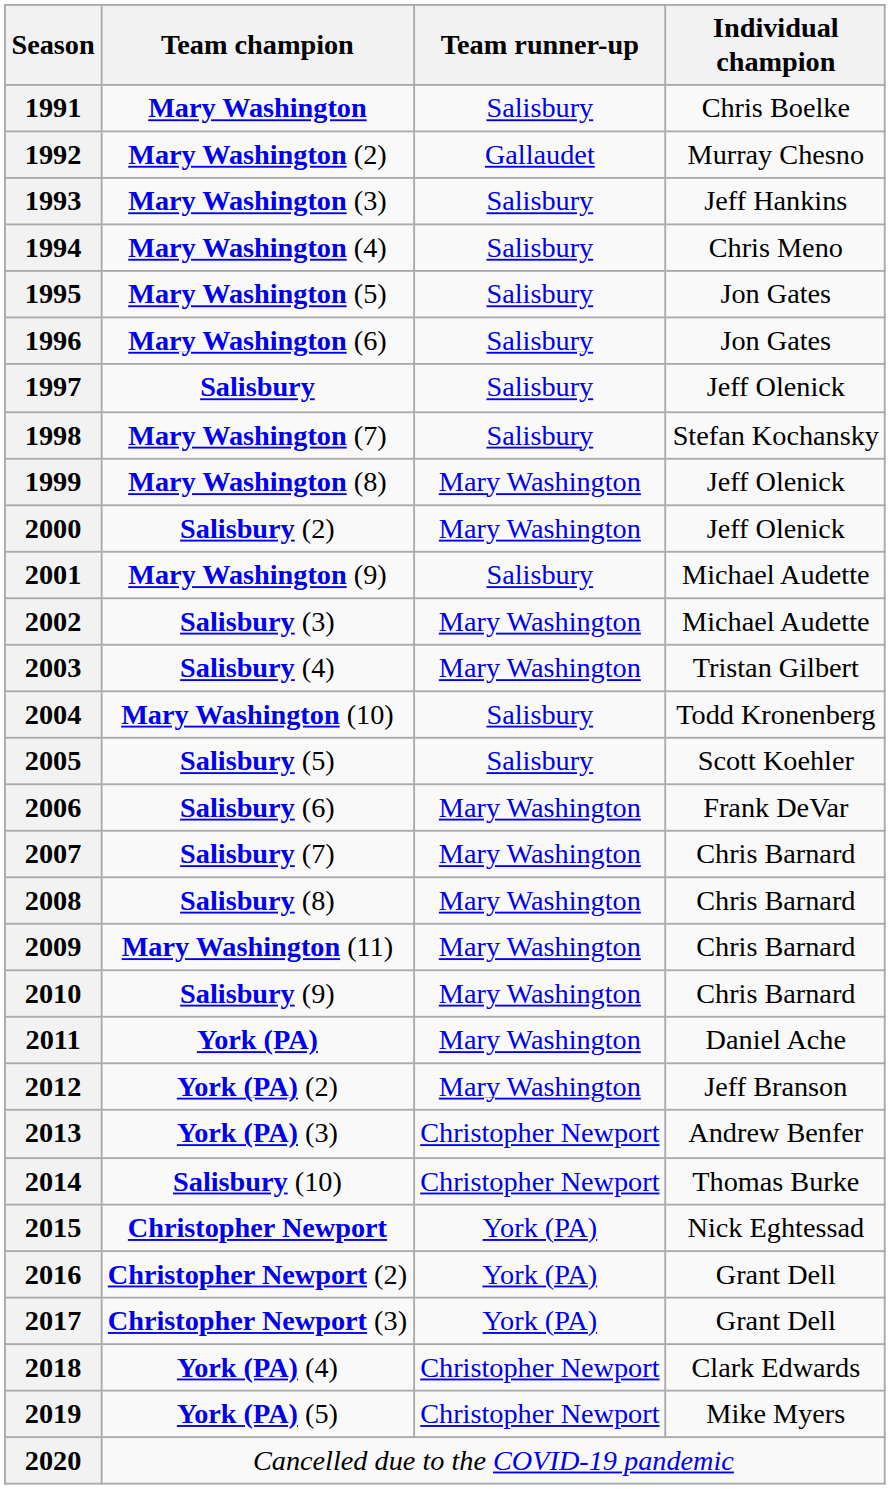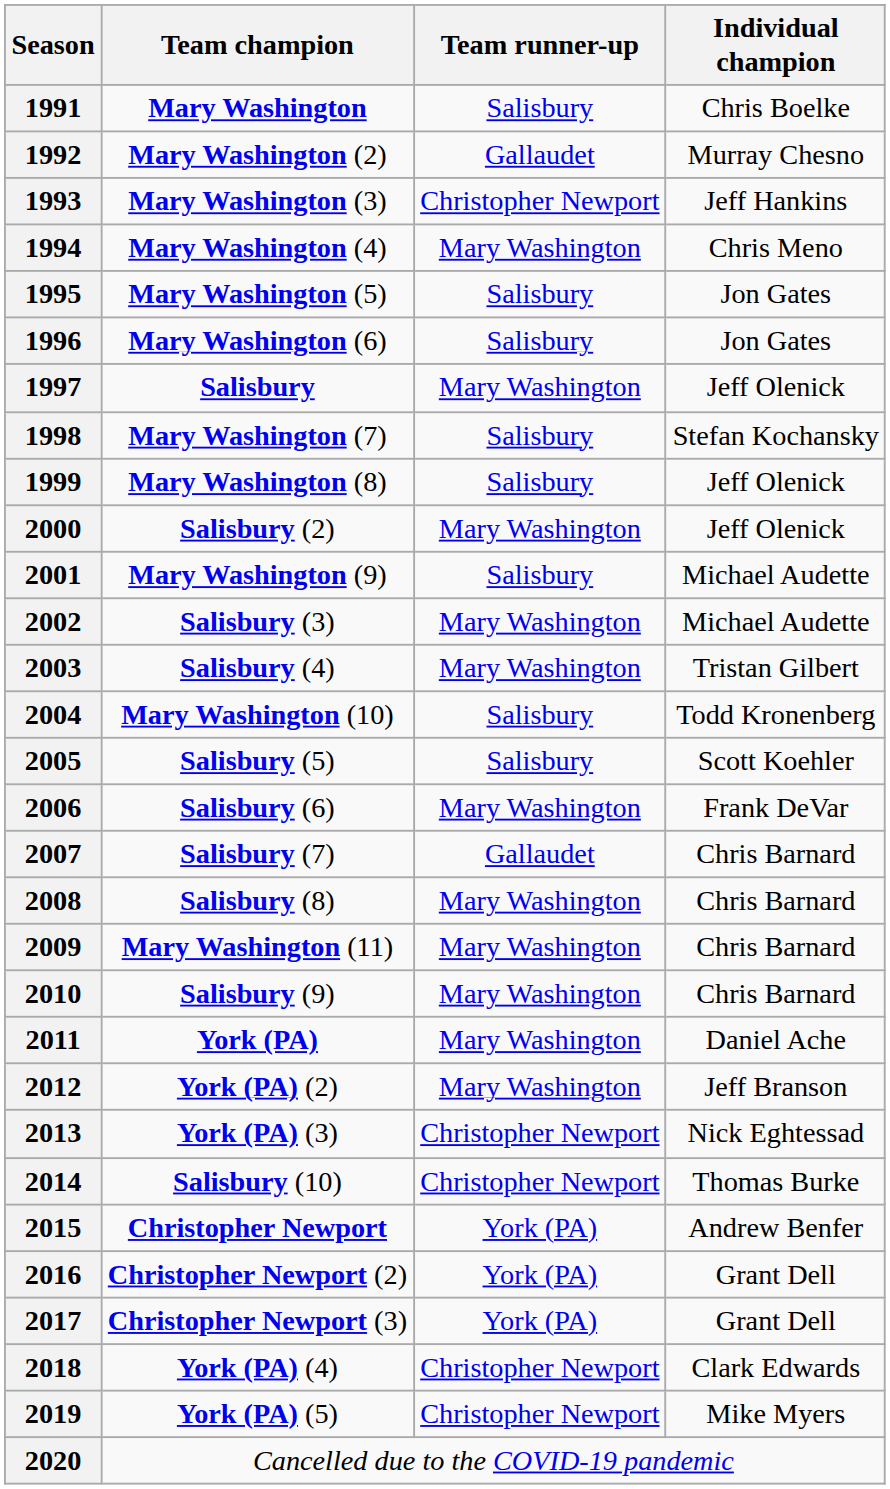(540, 201) Salisbury -> (540, 201) Christopher Newport
(540, 247) Salisbury -> (540, 247) Mary Washington
(540, 387) Salisbury -> (540, 387) Mary Washington
(540, 481) Mary Washington -> (540, 481) Salisbury
(540, 853) Mary Washington -> (540, 853) Gallaudet
(776, 1133) Andrew Benfer -> (776, 1133) Nick Eghtessad
(776, 1226) Nick Eghtessad -> (776, 1226) Andrew Benfer
